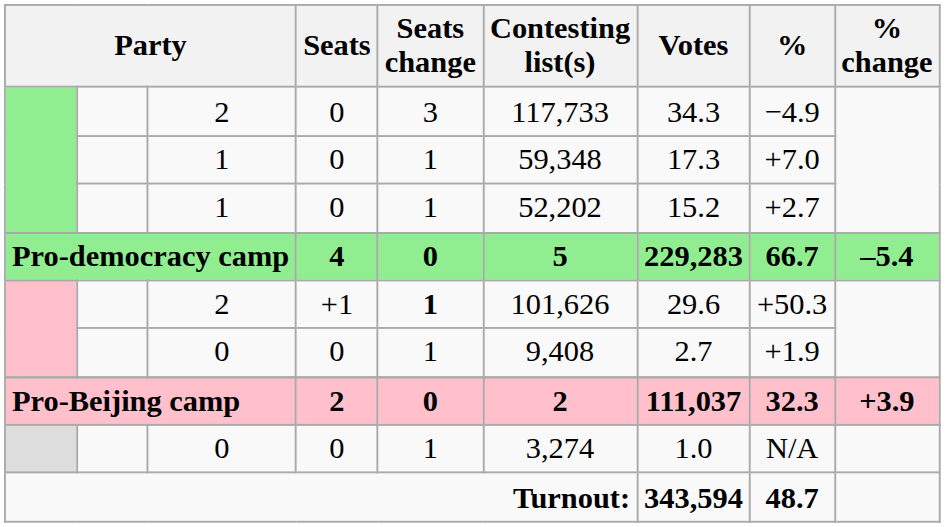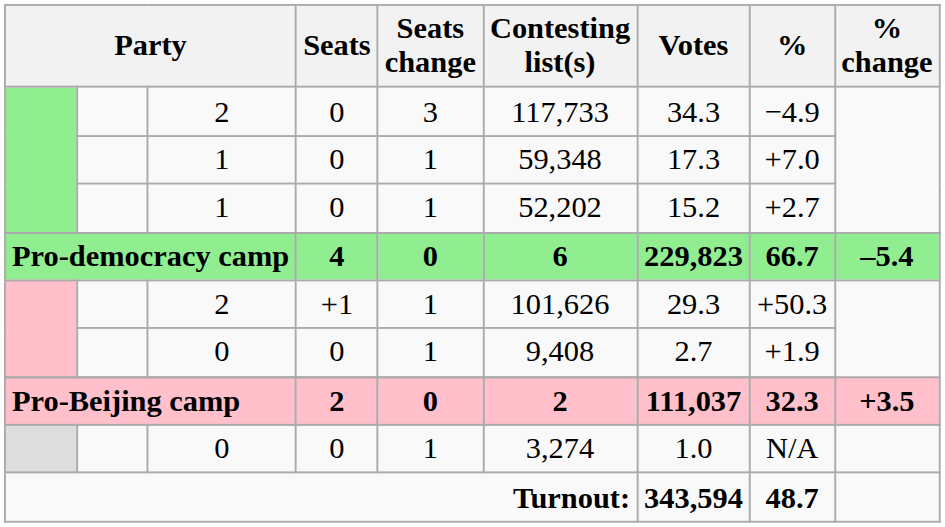(560, 255) 5 -> (560, 255) 6
(694, 255) 229,283 -> (694, 255) 229,823
(430, 303) bold -> (430, 303) normal
(694, 303) 29.6 -> (694, 303) 29.3
(887, 400) +3.9 -> (887, 400) +3.5
